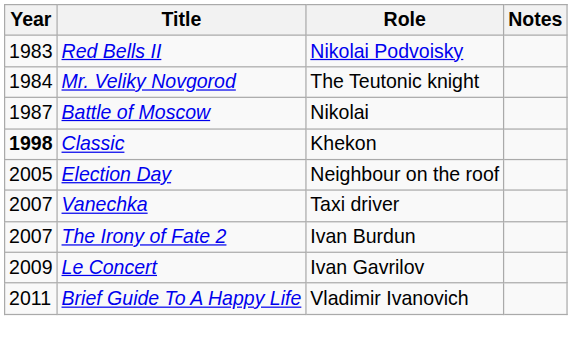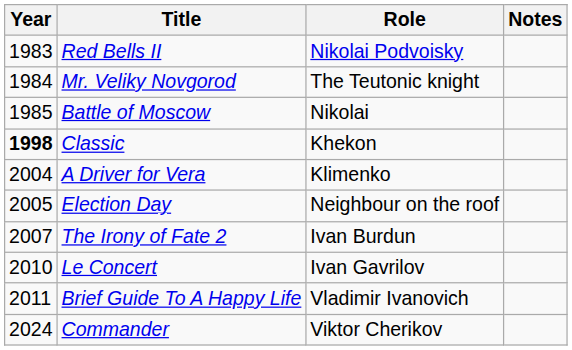(31, 112) 1987 -> (31, 112) 1985
+ row: (133, 174)
- row: (105, 205)
(31, 267) 2009 -> (31, 267) 2010
+ row: (115, 329)
